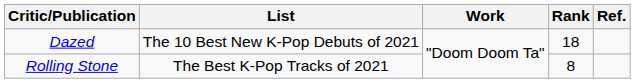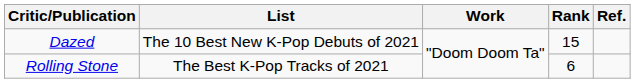(571, 41) 18 -> (571, 41) 15
(571, 66) 8 -> (571, 66) 6
